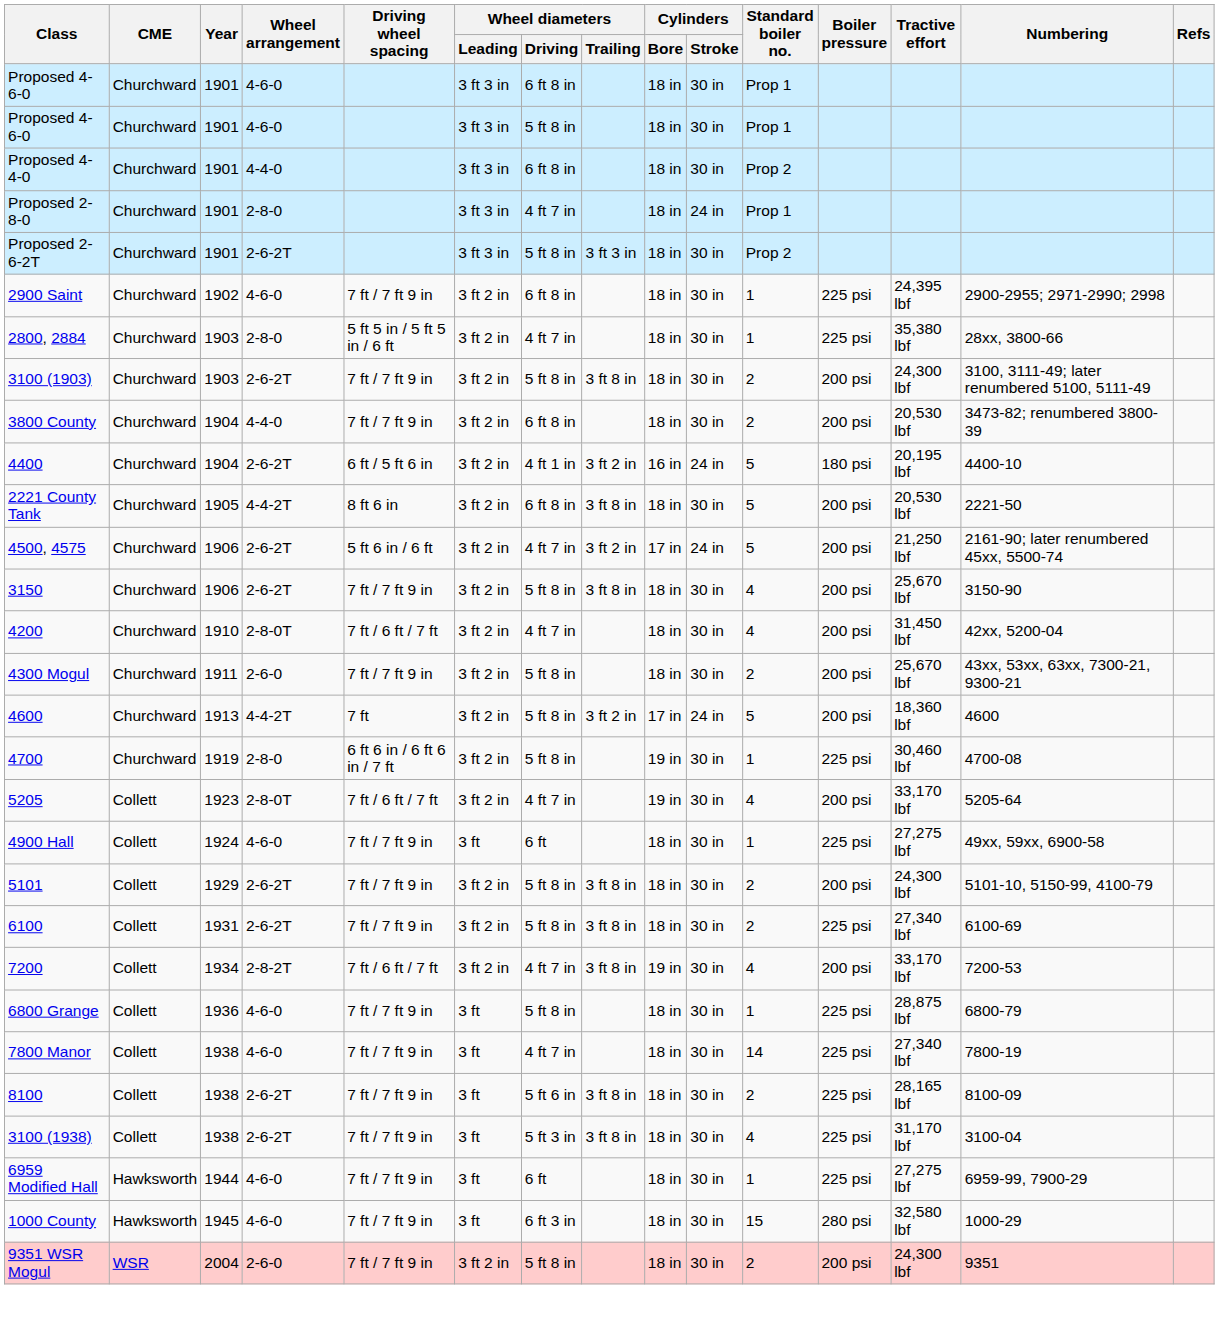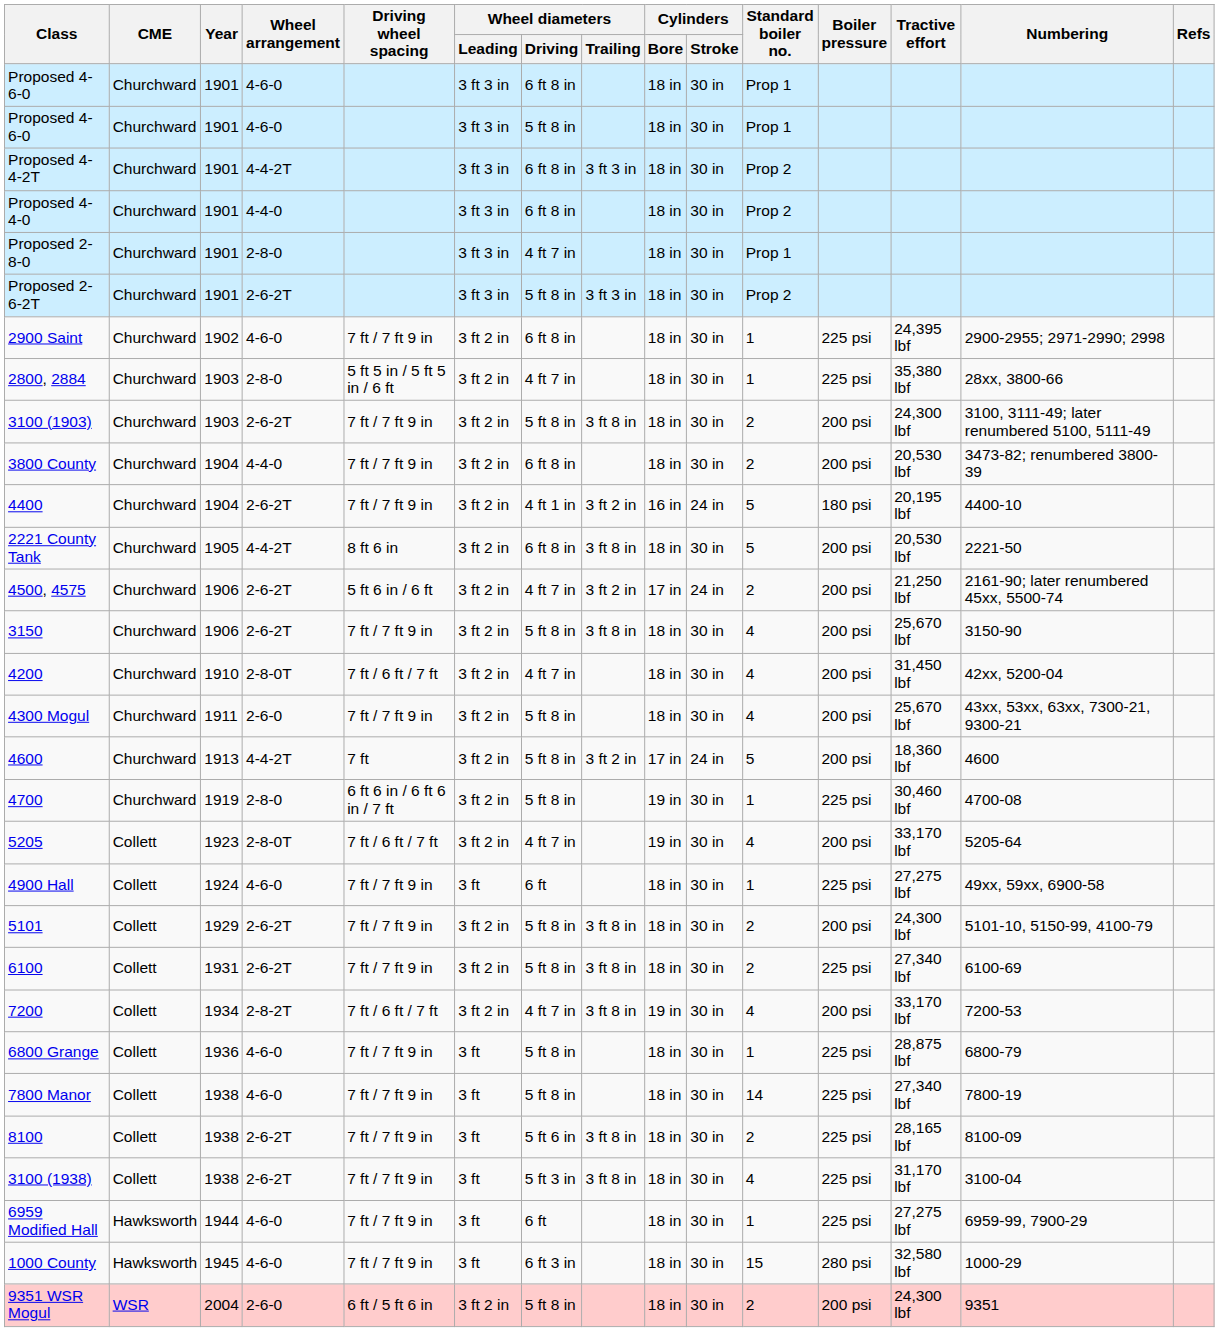+ row: (50, 169)
(707, 211) 24 in -> (707, 253) 30 in
(390, 463) 6 ft / 5 ft 6 in -> (390, 505) 7 ft / 7 ft 9 in
(750, 547) 5 -> (750, 589) 2
(750, 674) 2 -> (750, 716) 4
(550, 1052) 4 ft 7 in -> (550, 1094) 5 ft 8 in
(390, 1263) 7 ft / 7 ft 9 in -> (390, 1305) 6 ft / 5 ft 6 in
